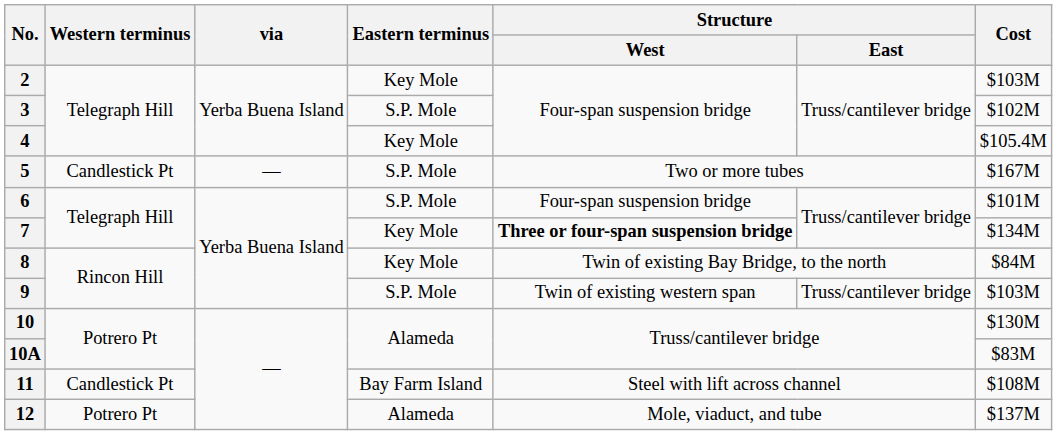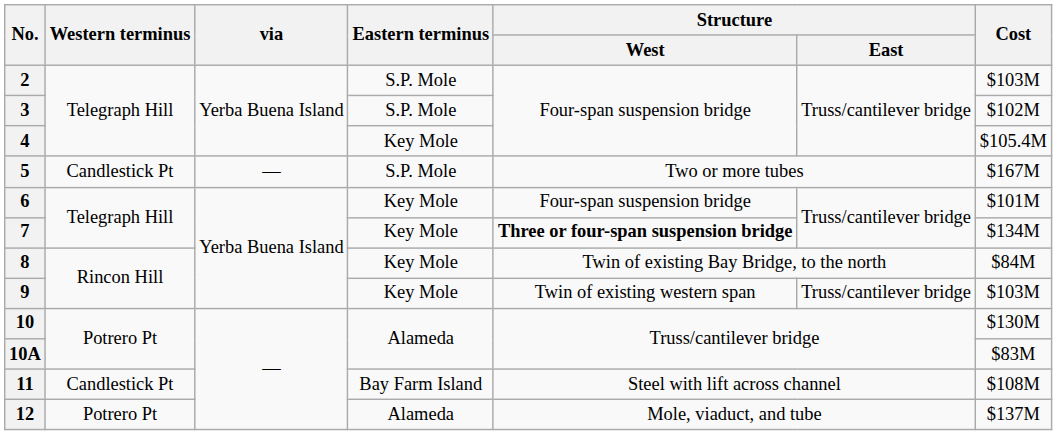(421, 80) Key Mole -> (421, 80) S.P. Mole
(421, 201) S.P. Mole -> (421, 201) Key Mole
(421, 292) S.P. Mole -> (421, 292) Key Mole
